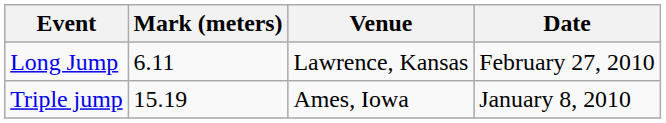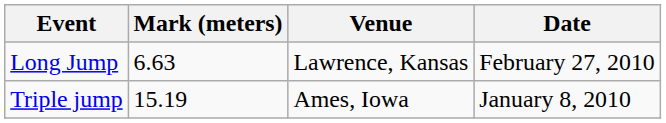(154, 61) 6.11 -> (154, 61) 6.63
